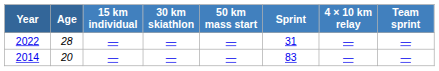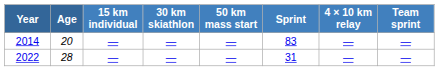rows swapped: (27, 58) <-> (27, 41)
